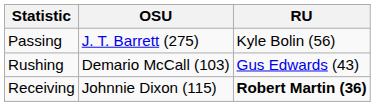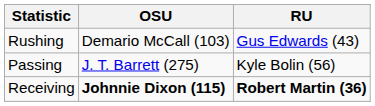rows swapped: (35, 40) <-> (36, 64)
(149, 88) normal -> (154, 88) bold
